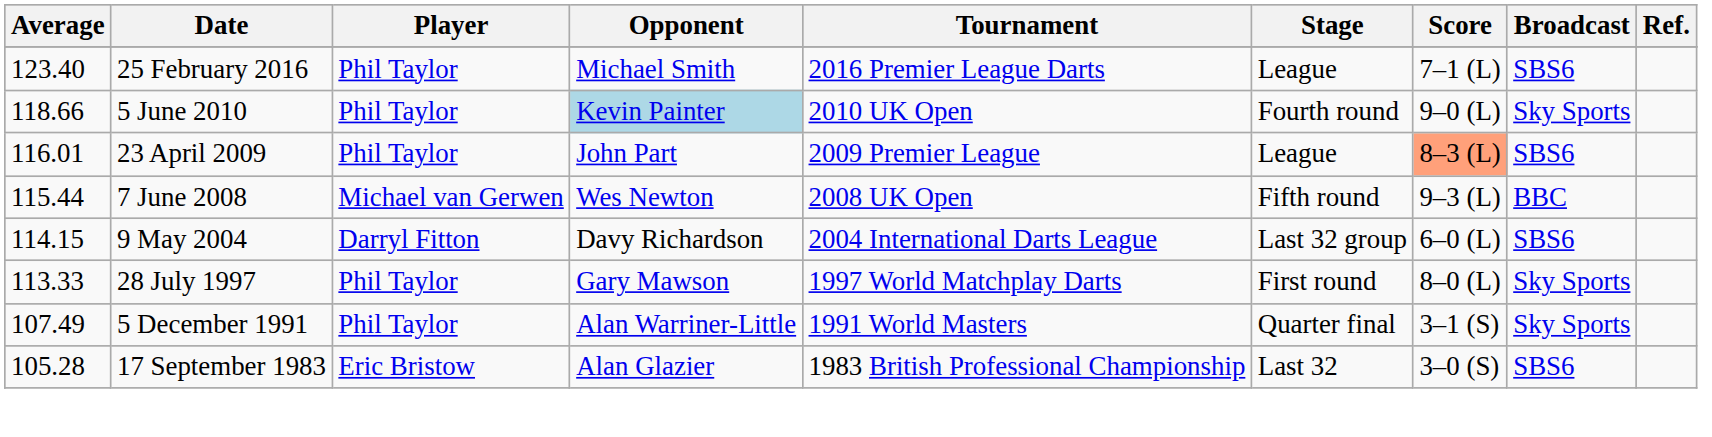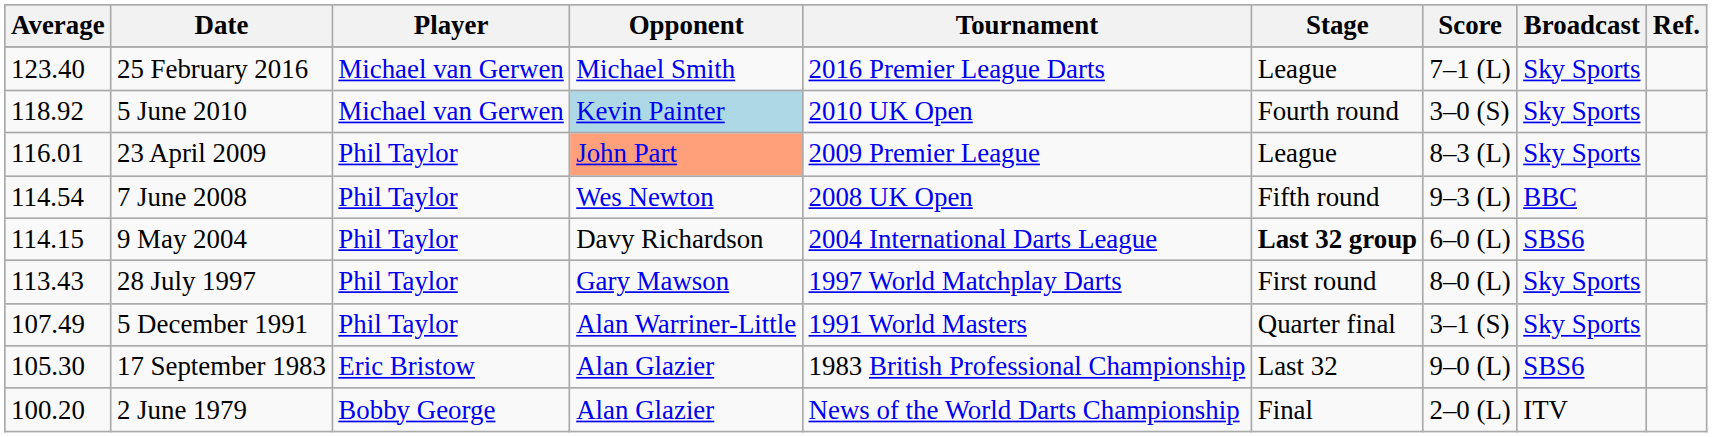(398, 68) Phil Taylor -> (451, 68) Michael van Gerwen
(1544, 68) SBS6 -> (1582, 68) Sky Sports
(47, 111) 118.66 -> (47, 111) 118.92
(398, 111) Phil Taylor -> (451, 111) Michael van Gerwen
(1460, 111) 9–0 (L) -> (1469, 111) 3–0 (S)
(627, 153) no background -> (627, 153) lightsalmon background
(1460, 153) lightsalmon background -> (1470, 153) no background
(1544, 153) SBS6 -> (1582, 153) Sky Sports
(47, 196) 115.44 -> (47, 196) 114.54
(451, 196) Michael van Gerwen -> (398, 196) Phil Taylor
(409, 238) Darryl Fitton -> (398, 238) Phil Taylor
(1332, 238) normal -> (1337, 238) bold
(47, 281) 113.33 -> (47, 281) 113.43
(48, 366) 105.28 -> (48, 366) 105.30
(1459, 366) 3–0 (S) -> (1470, 366) 9–0 (L)
+ row: (182, 409)
